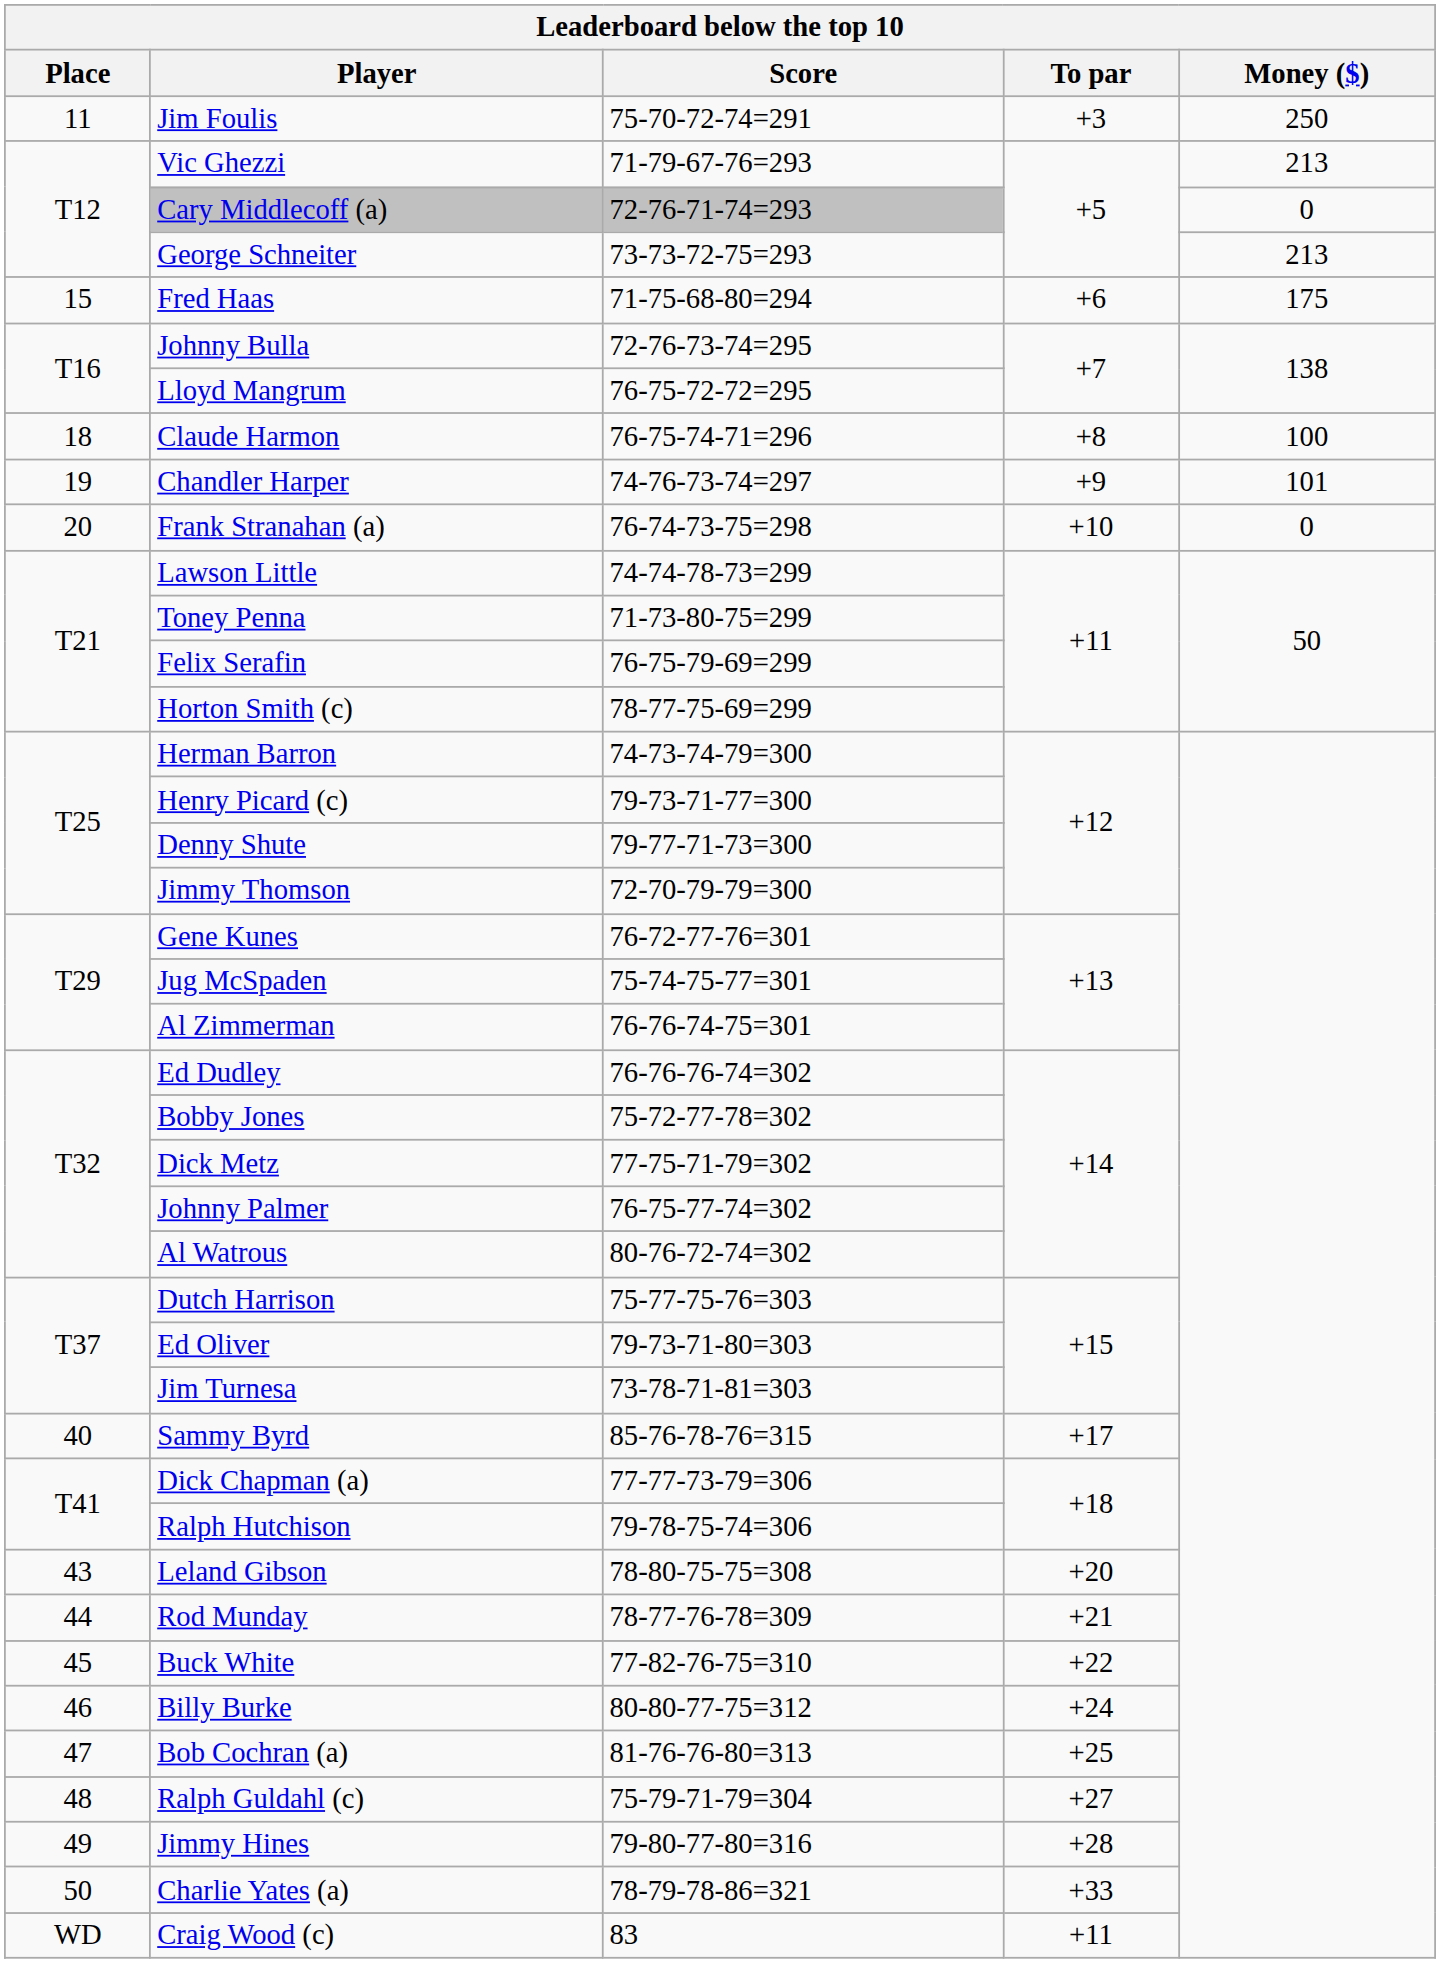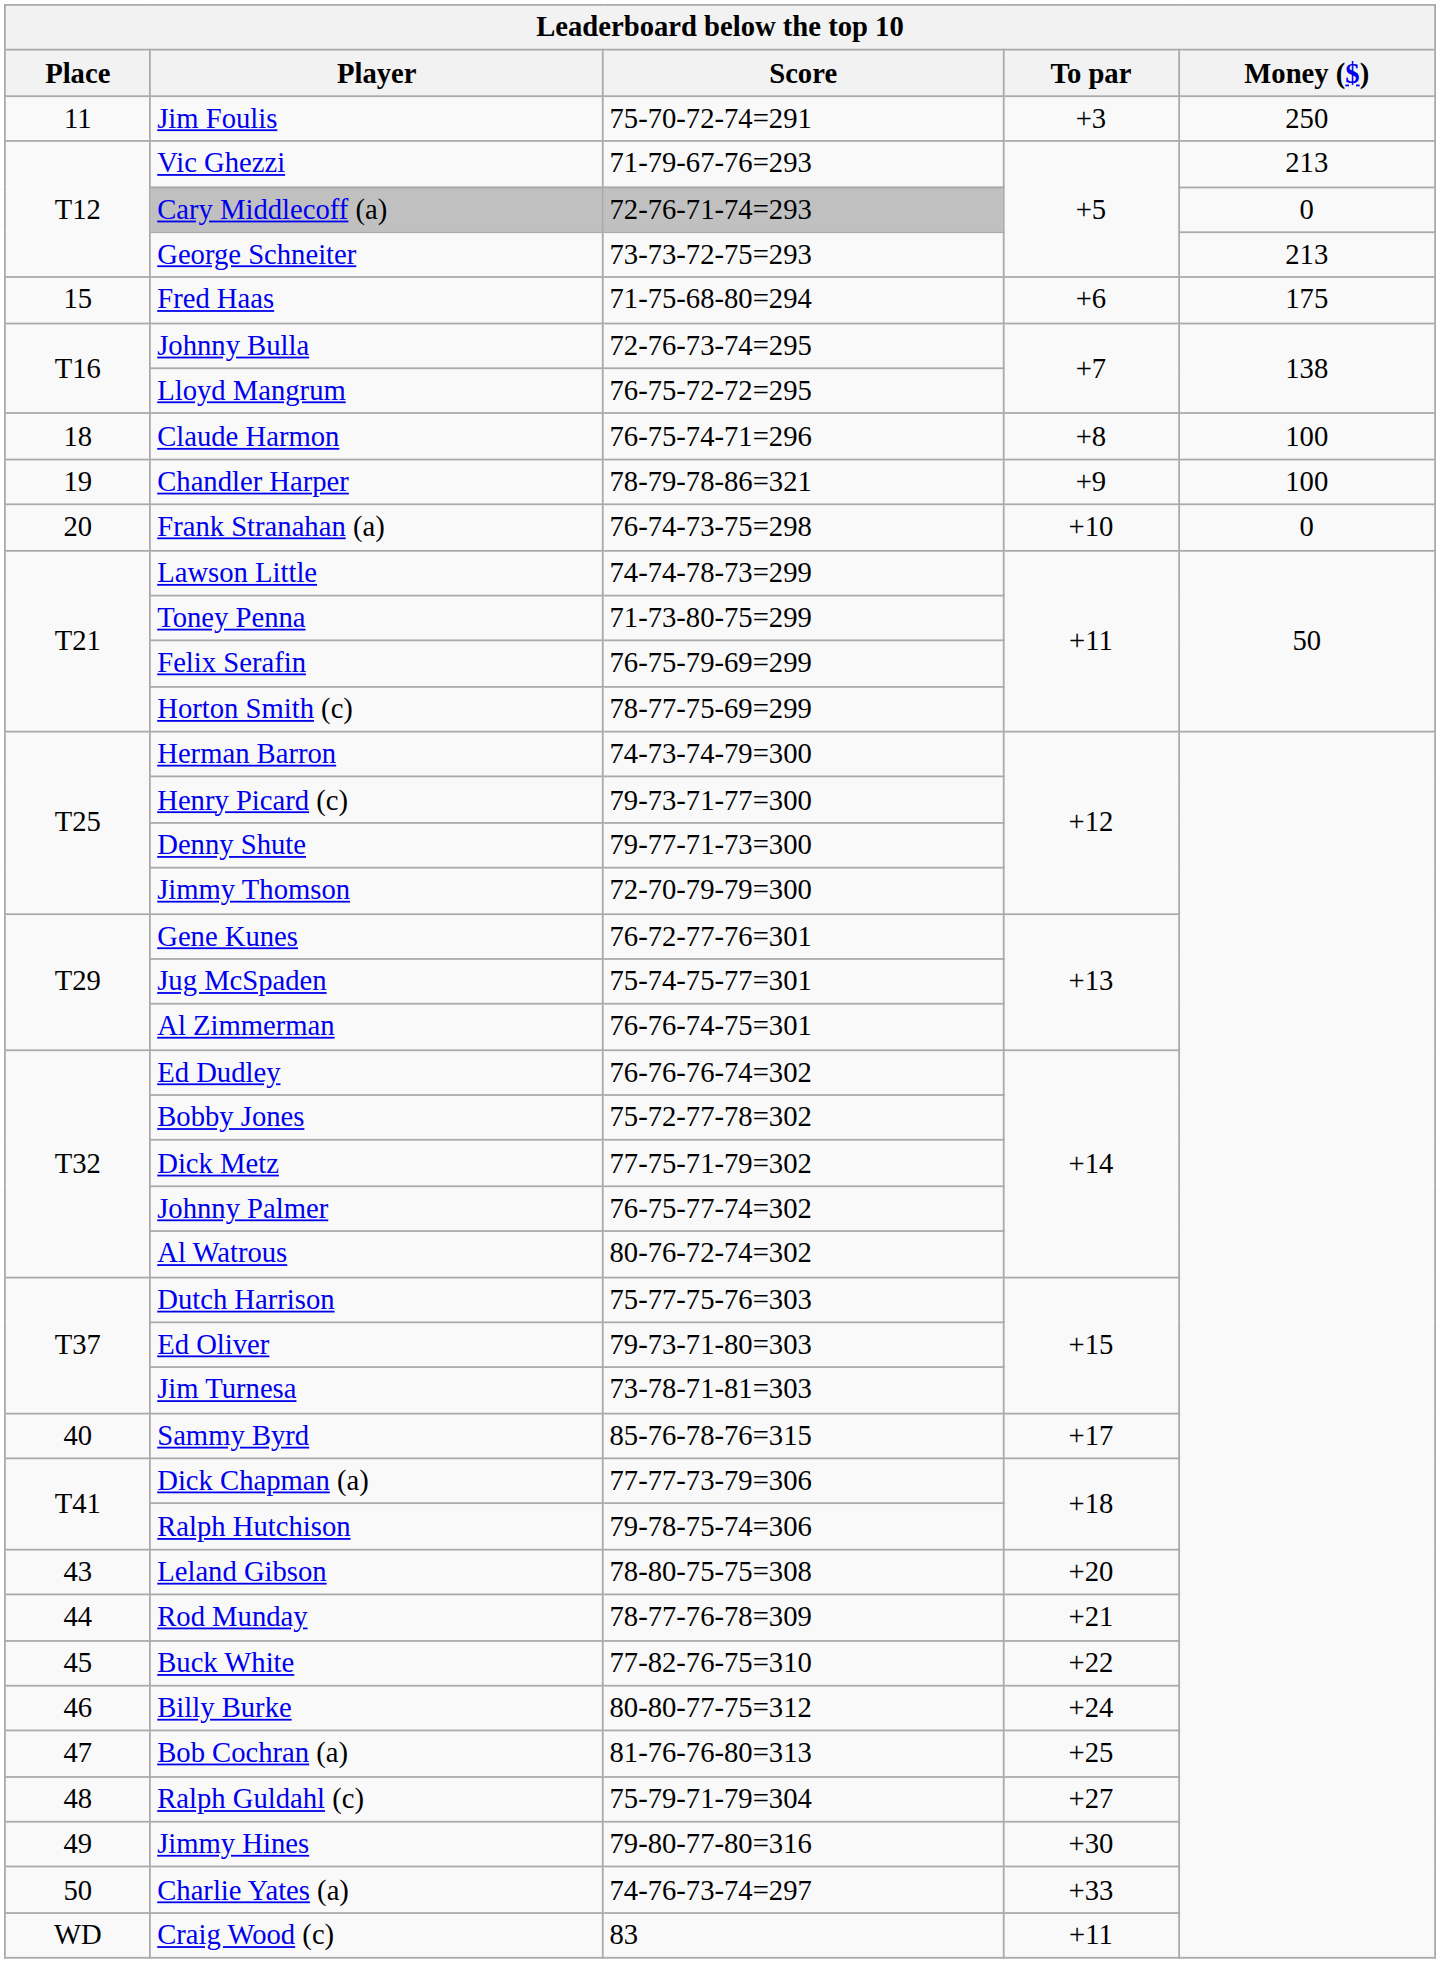(711, 481) 74-76-73-74=297 -> (711, 481) 78-79-78-86=321
(1307, 481) 101 -> (1307, 481) 100
(1091, 1844) +28 -> (1091, 1844) +30
(711, 1889) 78-79-78-86=321 -> (711, 1889) 74-76-73-74=297
